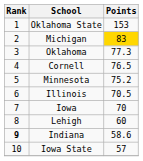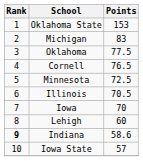(121, 39) gold background -> (121, 39) no background
(121, 53) 77.3 -> (121, 53) 77.5
(121, 80) 75.2 -> (121, 80) 72.5
